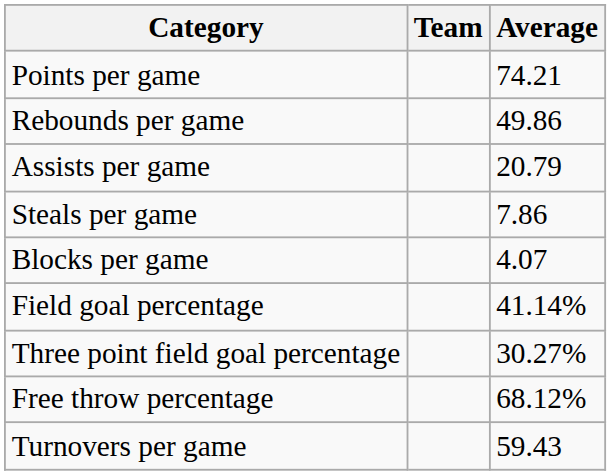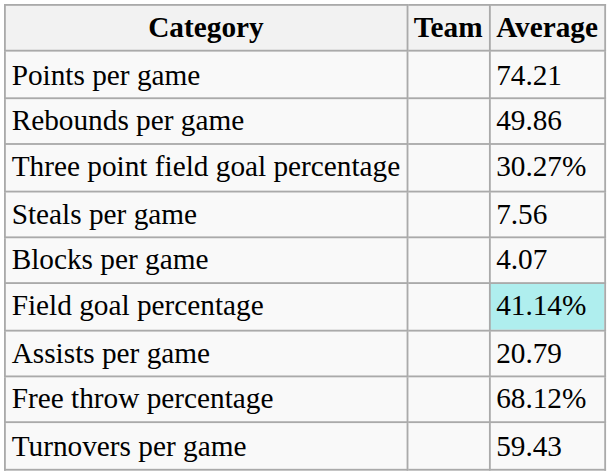rows swapped: (111, 167) <-> (206, 352)
(522, 213) 7.86 -> (522, 213) 7.56
(541, 306) no background -> (541, 306) paleturquoise background
